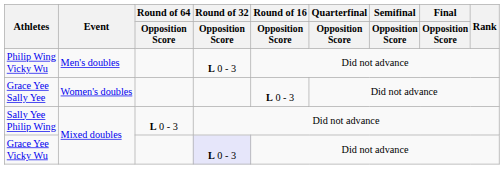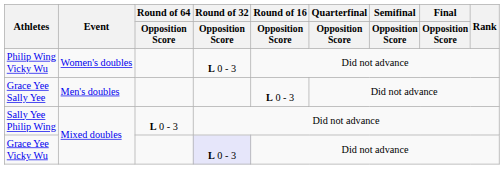(90, 63) Men's doubles -> (96, 63) Women's doubles
(96, 92) Women's doubles -> (90, 92) Men's doubles
